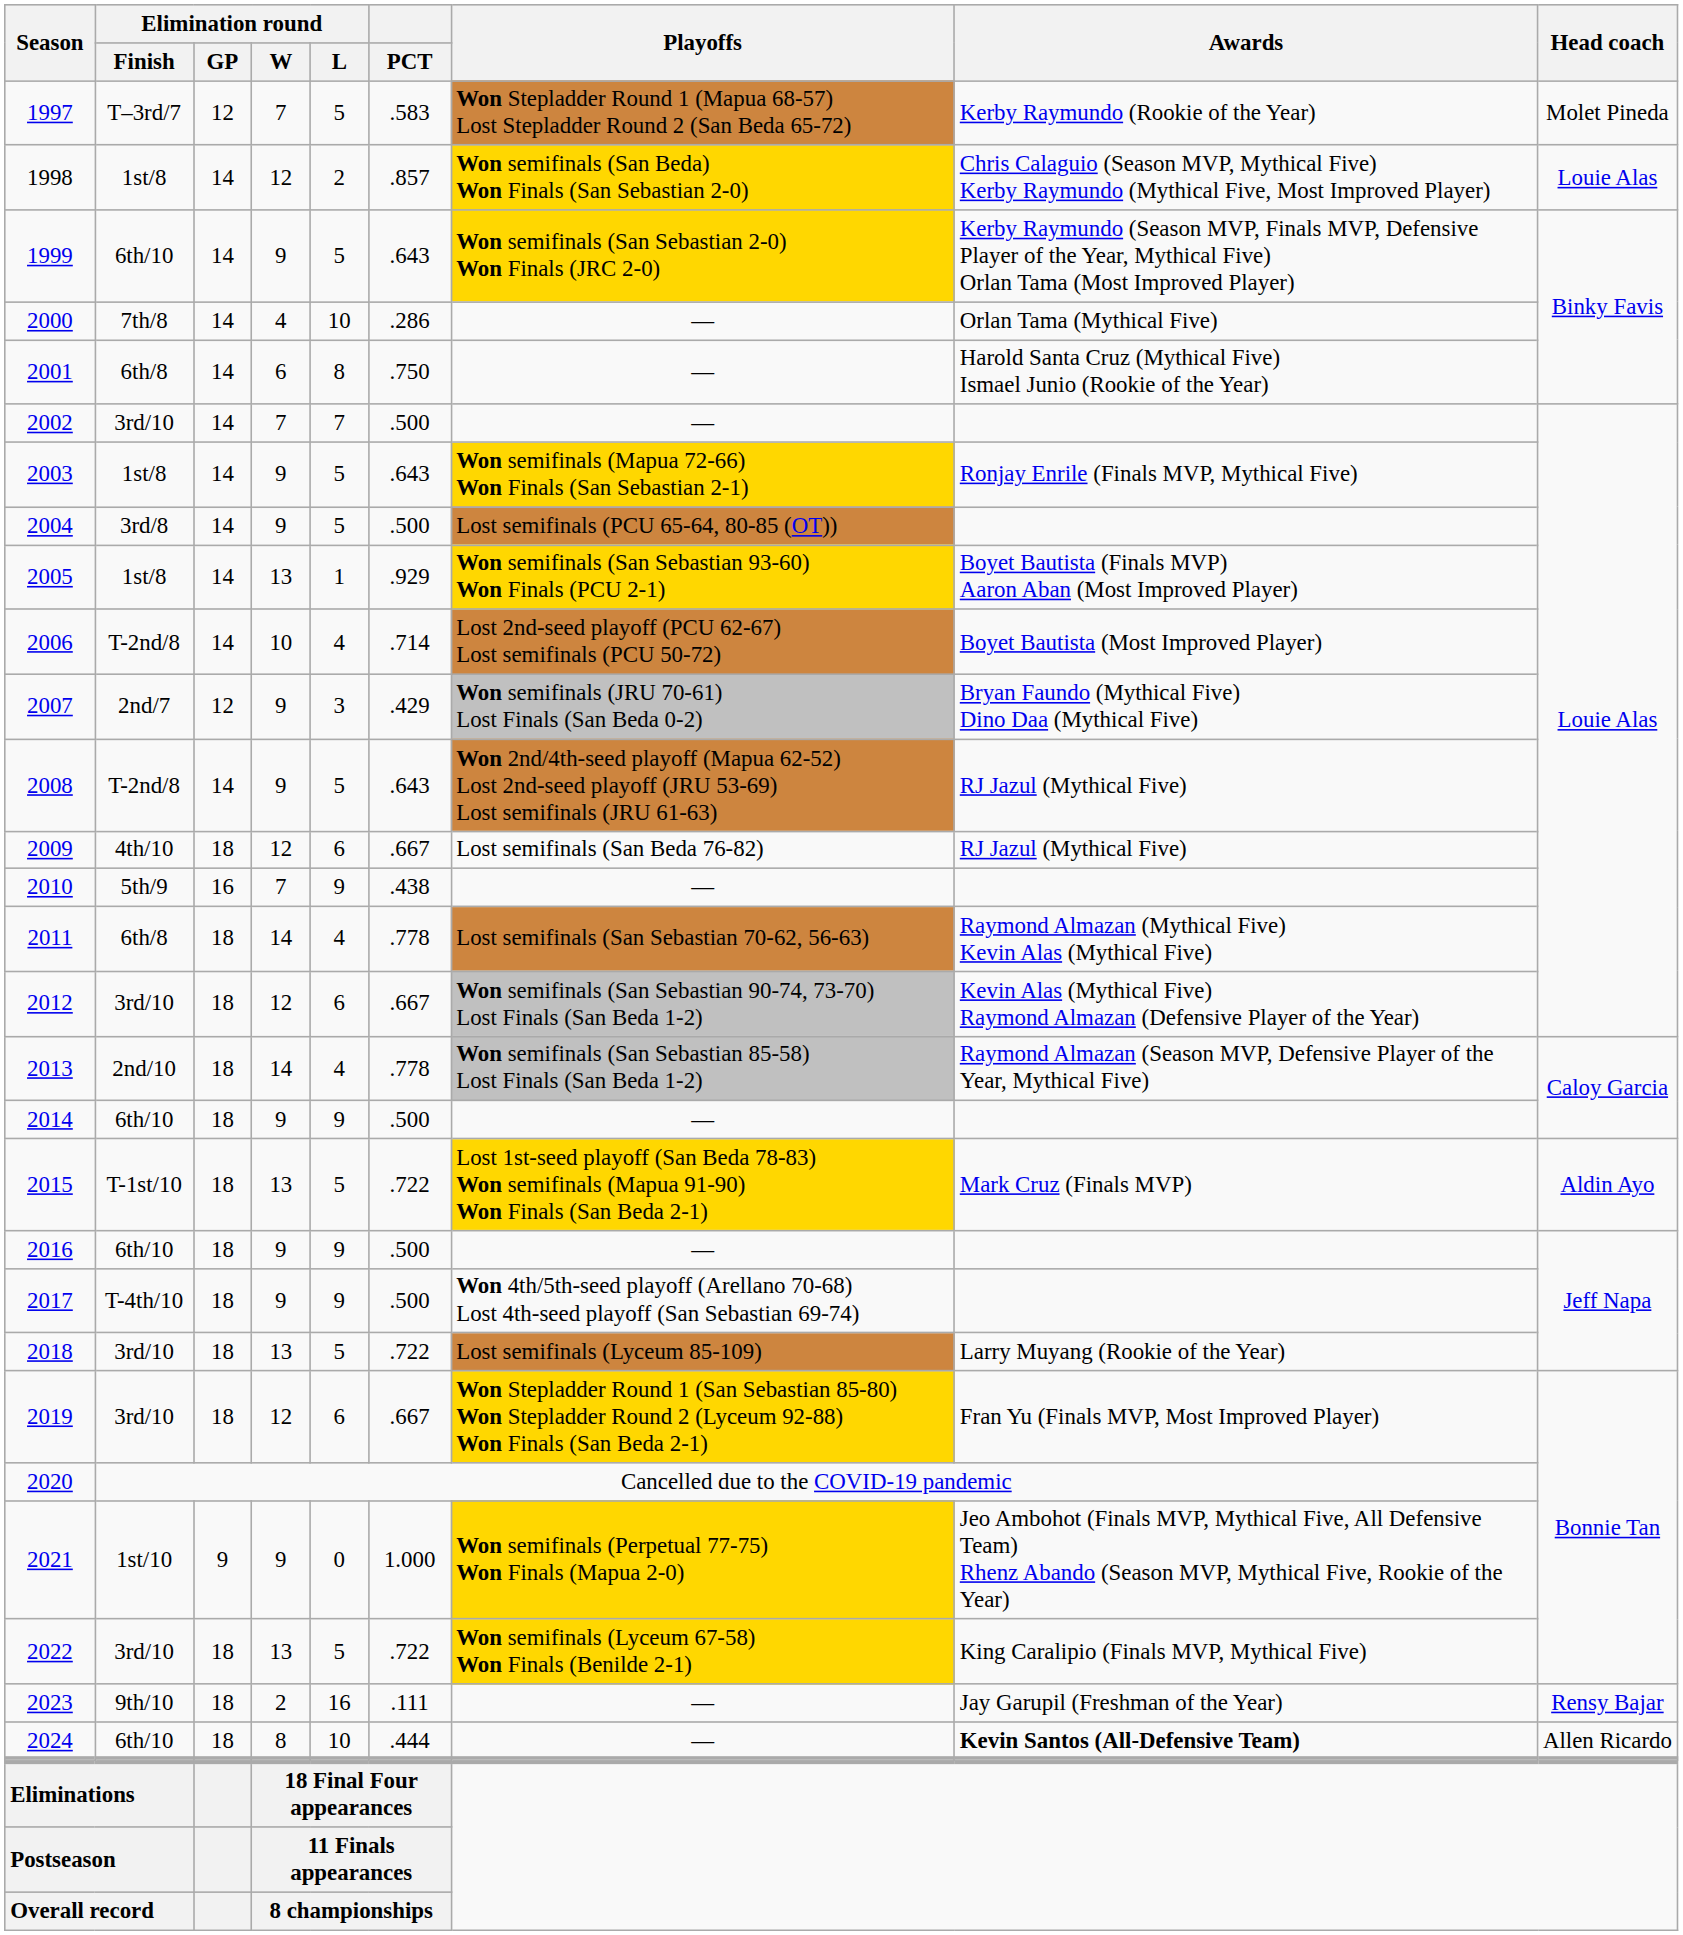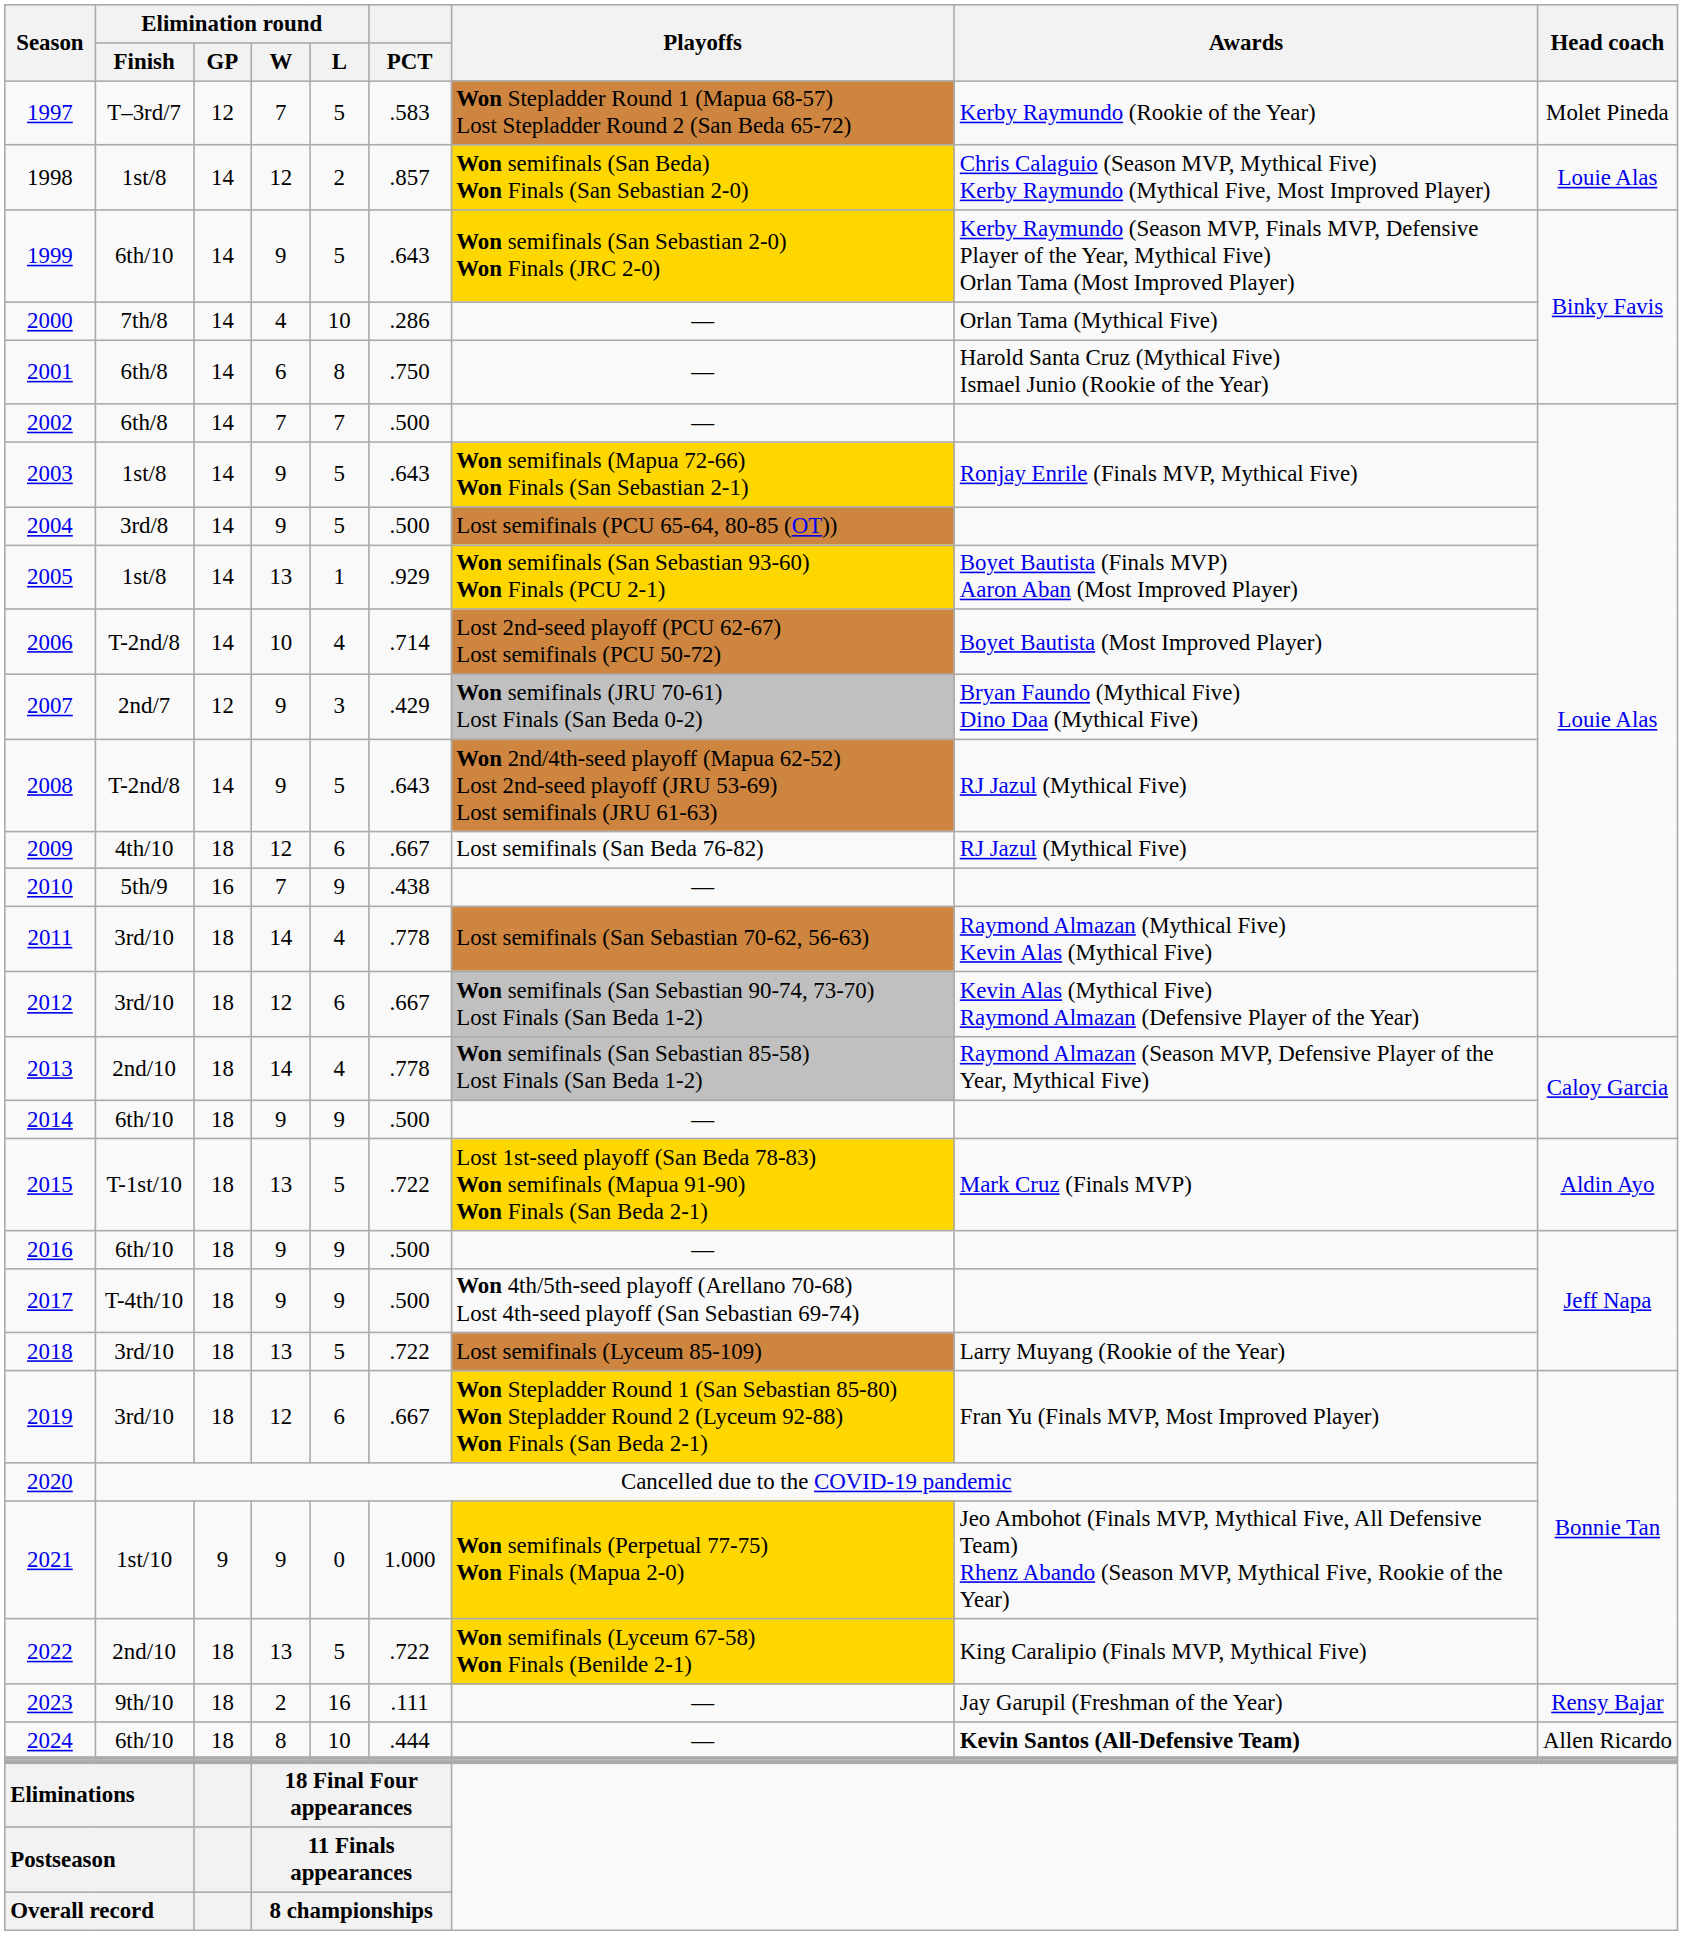(144, 423) 3rd/10 -> (144, 423) 6th/8
(144, 938) 6th/8 -> (144, 938) 3rd/10
(144, 1651) 3rd/10 -> (144, 1651) 2nd/10
